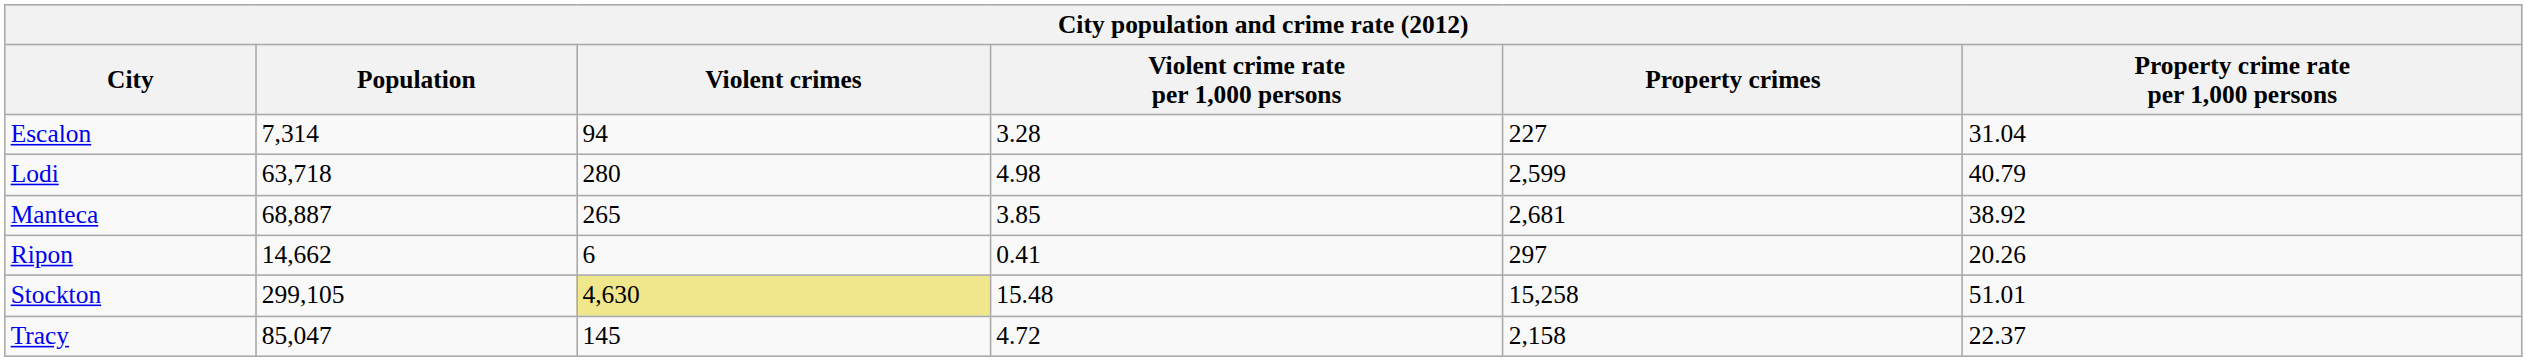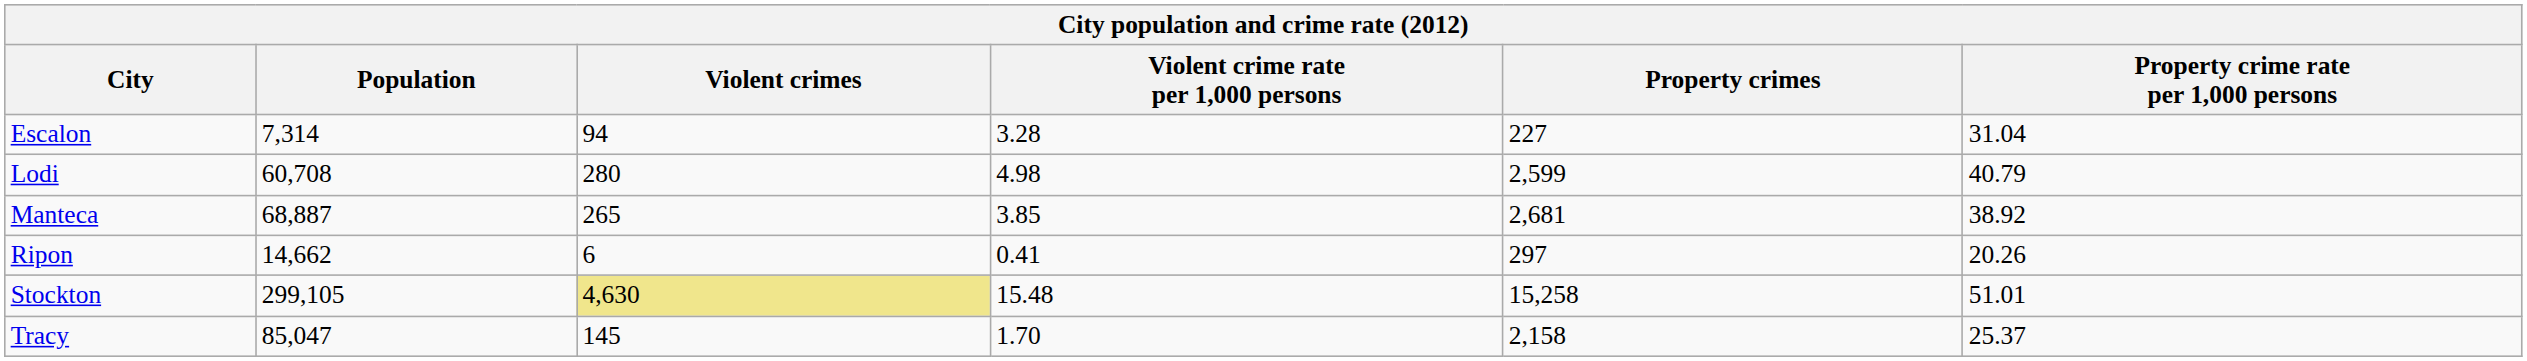(297, 174) 63,718 -> (297, 174) 60,708
(1018, 335) 4.72 -> (1018, 335) 1.70
(1997, 335) 22.37 -> (1997, 335) 25.37
